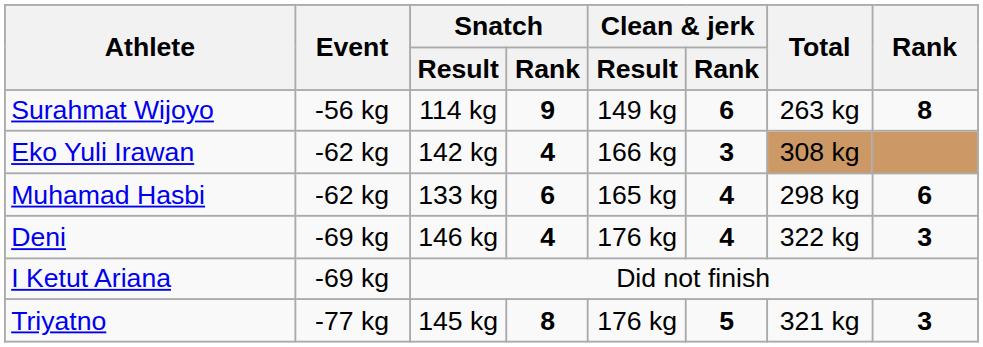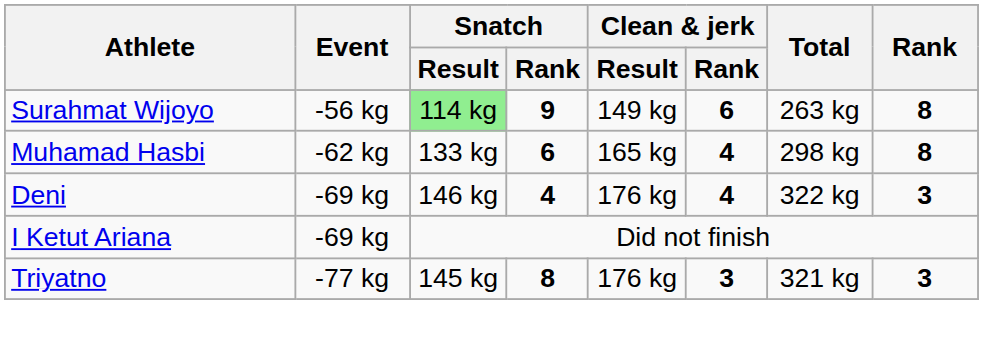(458, 111) no background -> (458, 111) lightgreen background
- row: (103, 153)
(925, 195) 6 -> (925, 153) 8
(727, 321) 5 -> (727, 279) 3
